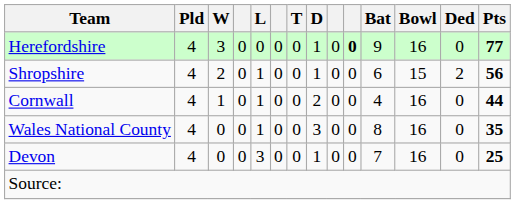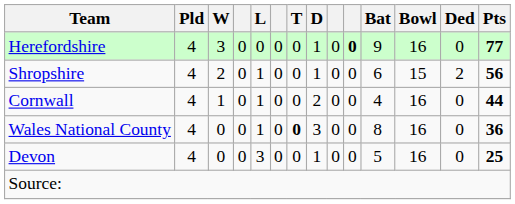(297, 128) normal -> (297, 128) bold
(494, 128) 35 -> (494, 128) 36
(378, 156) 7 -> (378, 156) 5
